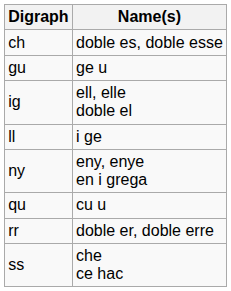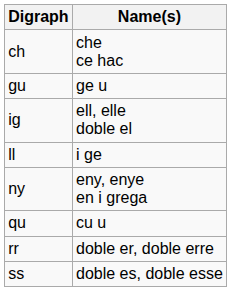(149, 42) doble es, doble esse -> (100, 51) che ce hac
(100, 265) che ce hac -> (149, 274) doble es, doble esse
